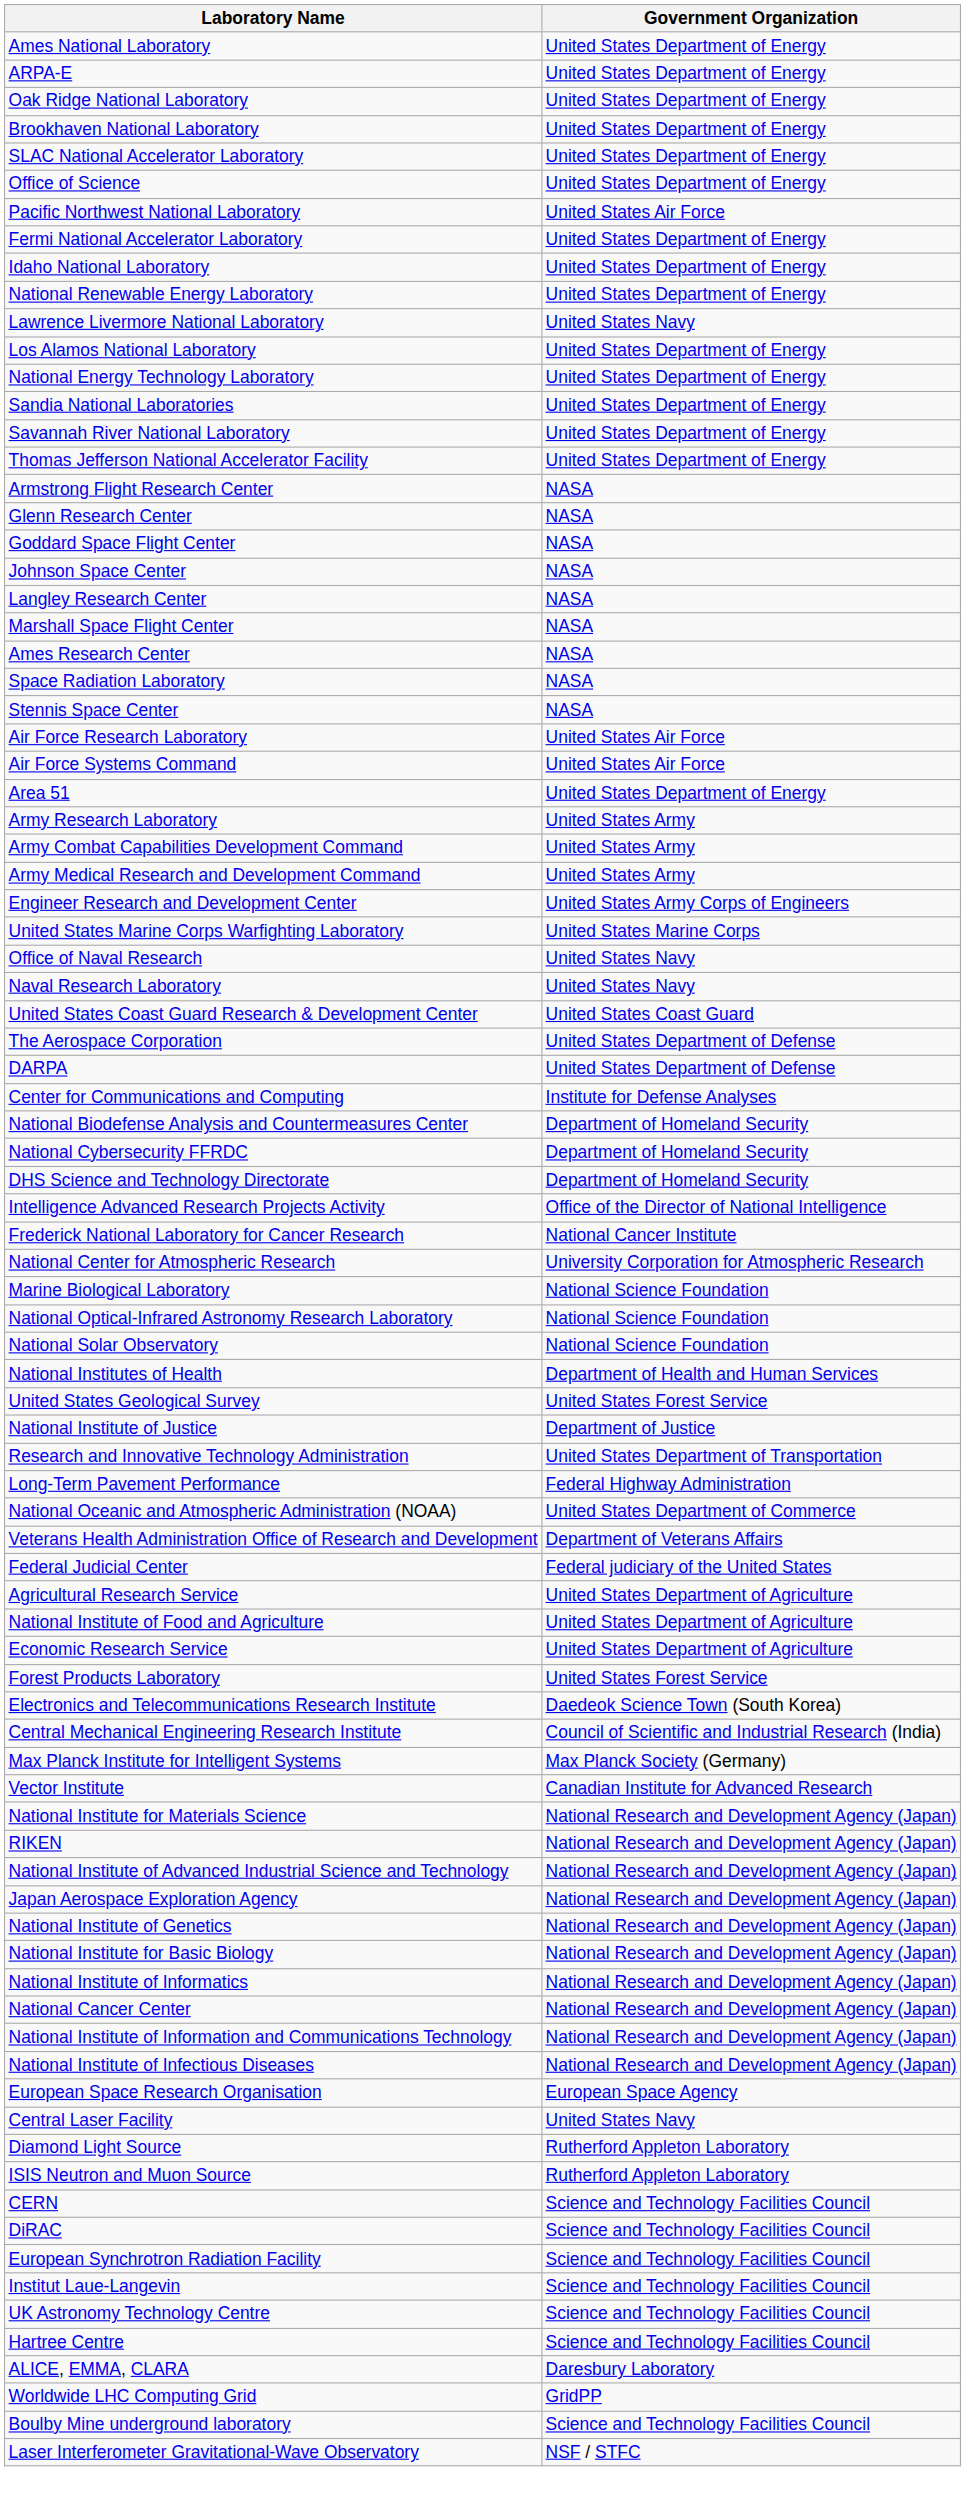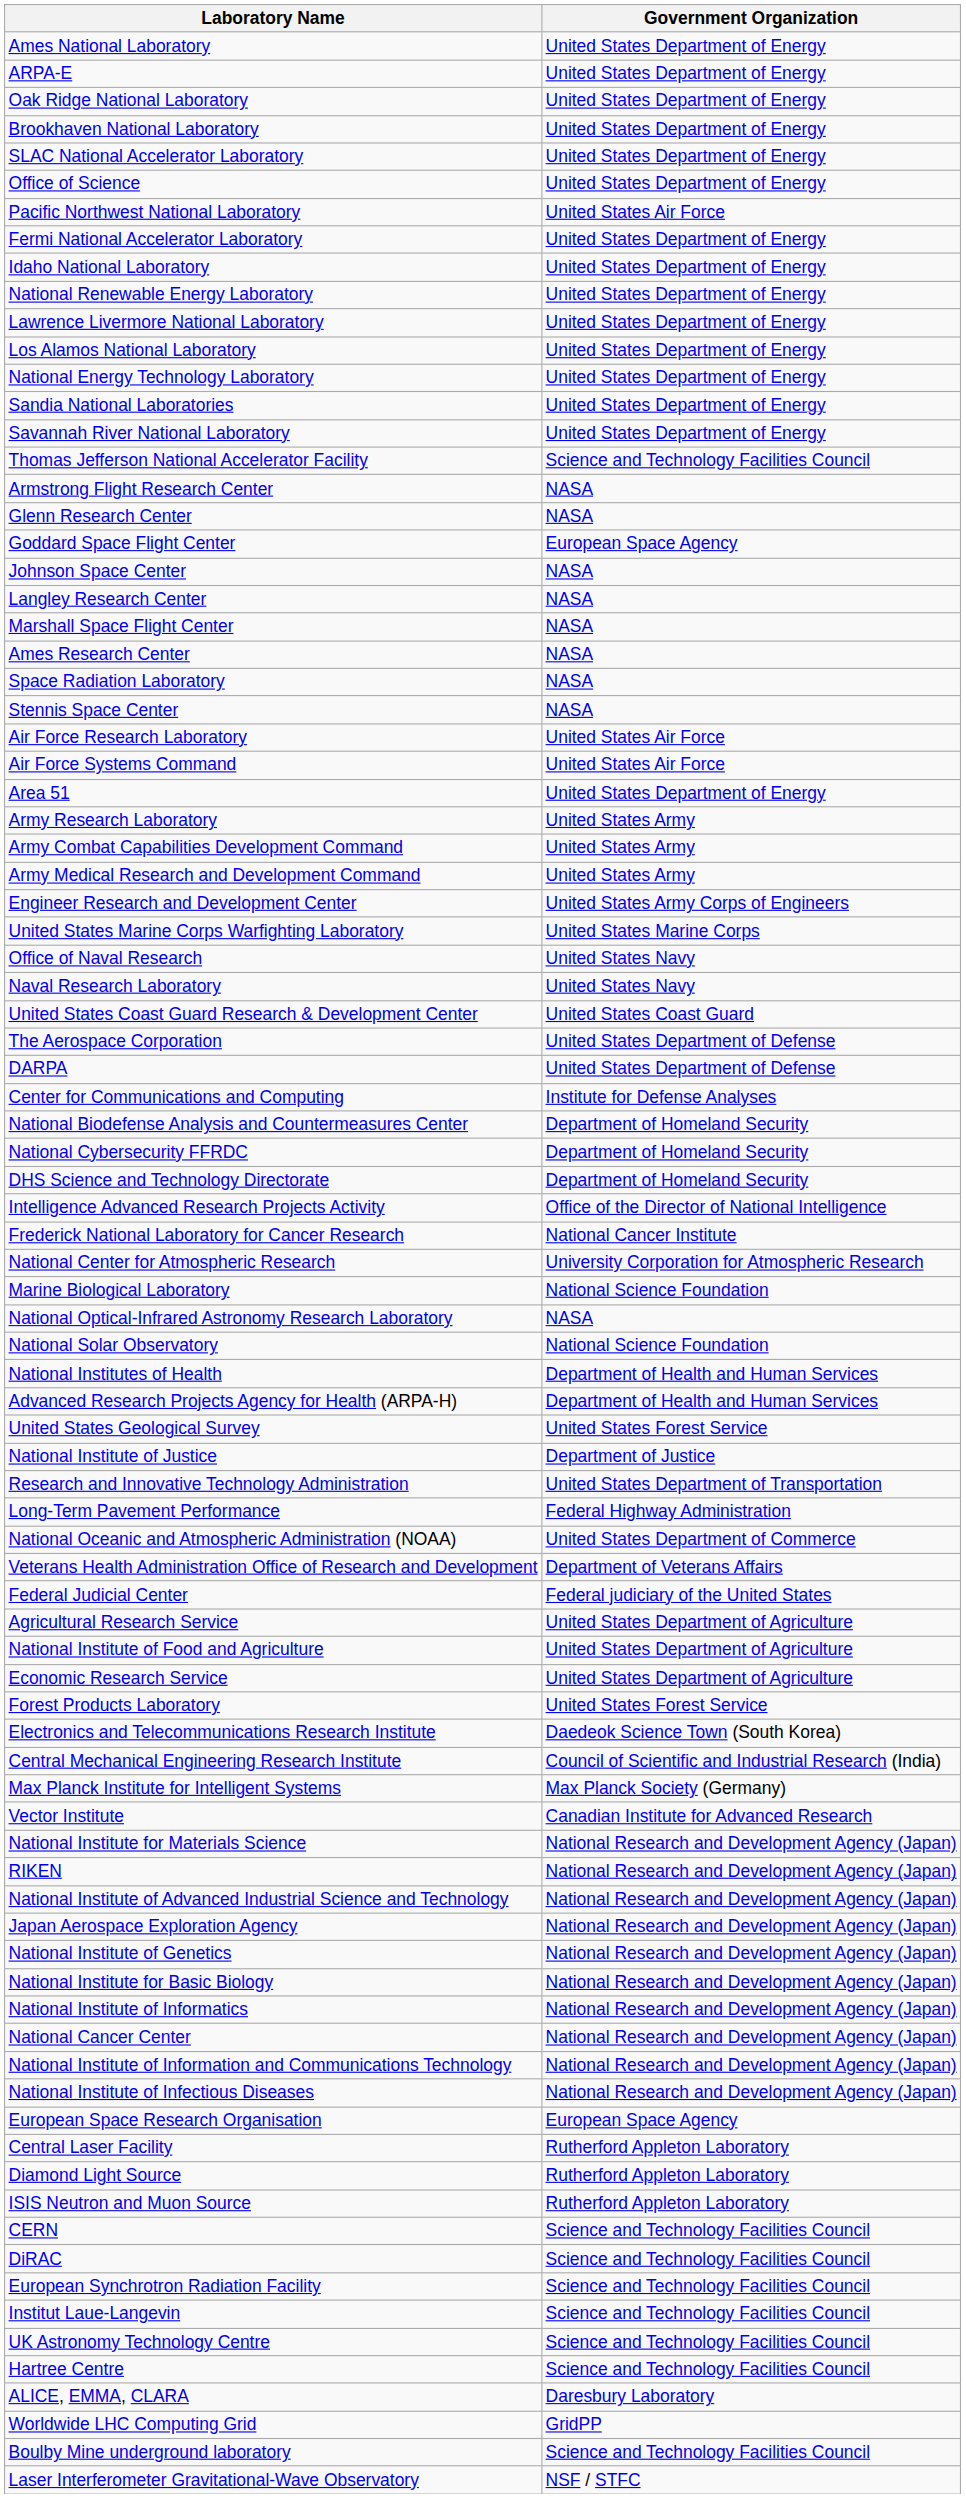(620, 322) United States Navy -> (686, 322) United States Department of Energy
(686, 460) United States Department of Energy -> (708, 460) Science and Technology Facilities Council
(569, 543) NASA -> (642, 543) European Space Agency
(657, 1318) National Science Foundation -> (569, 1318) NASA
+ row: (233, 1401)
(620, 2120) United States Navy -> (667, 2148) Rutherford Appleton Laboratory
